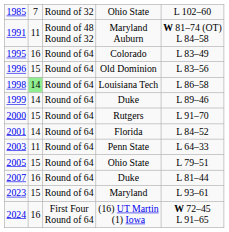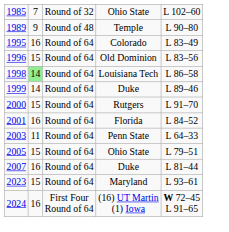+ row: (16, 27)
- row: (16, 33)
(35, 131) 14 -> (35, 120) 16
